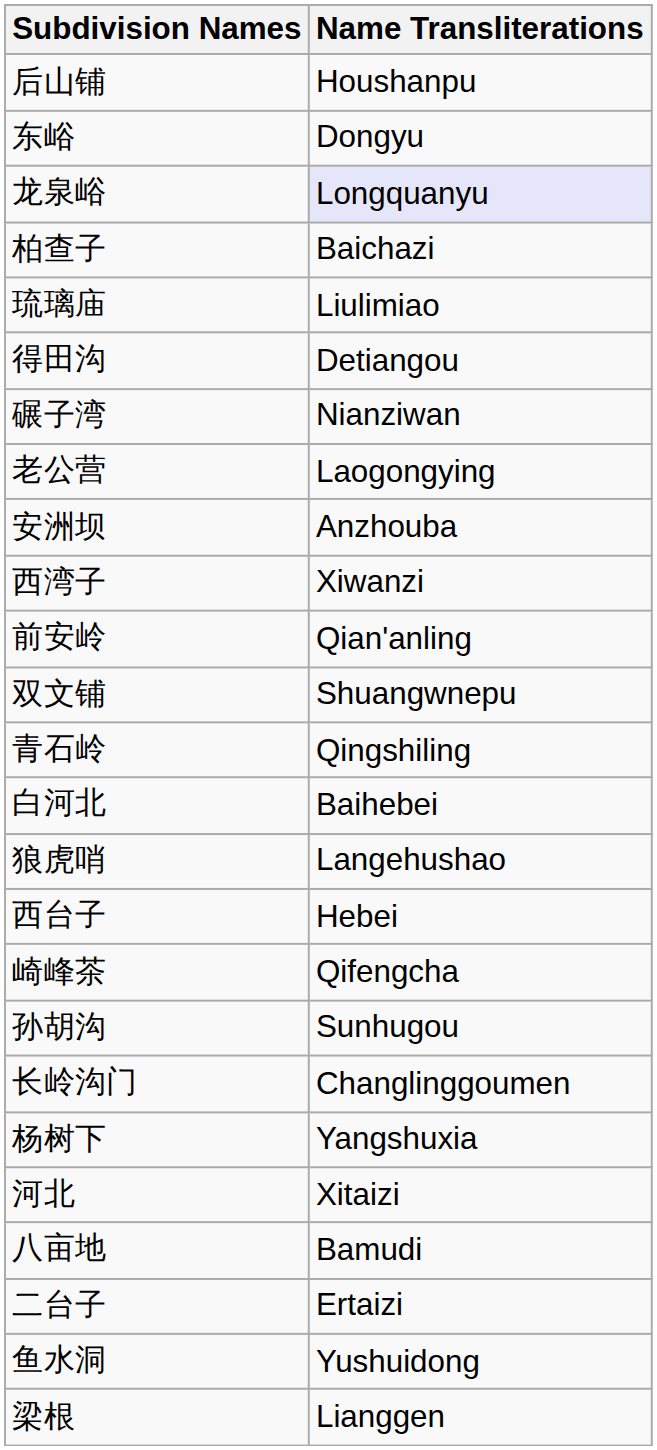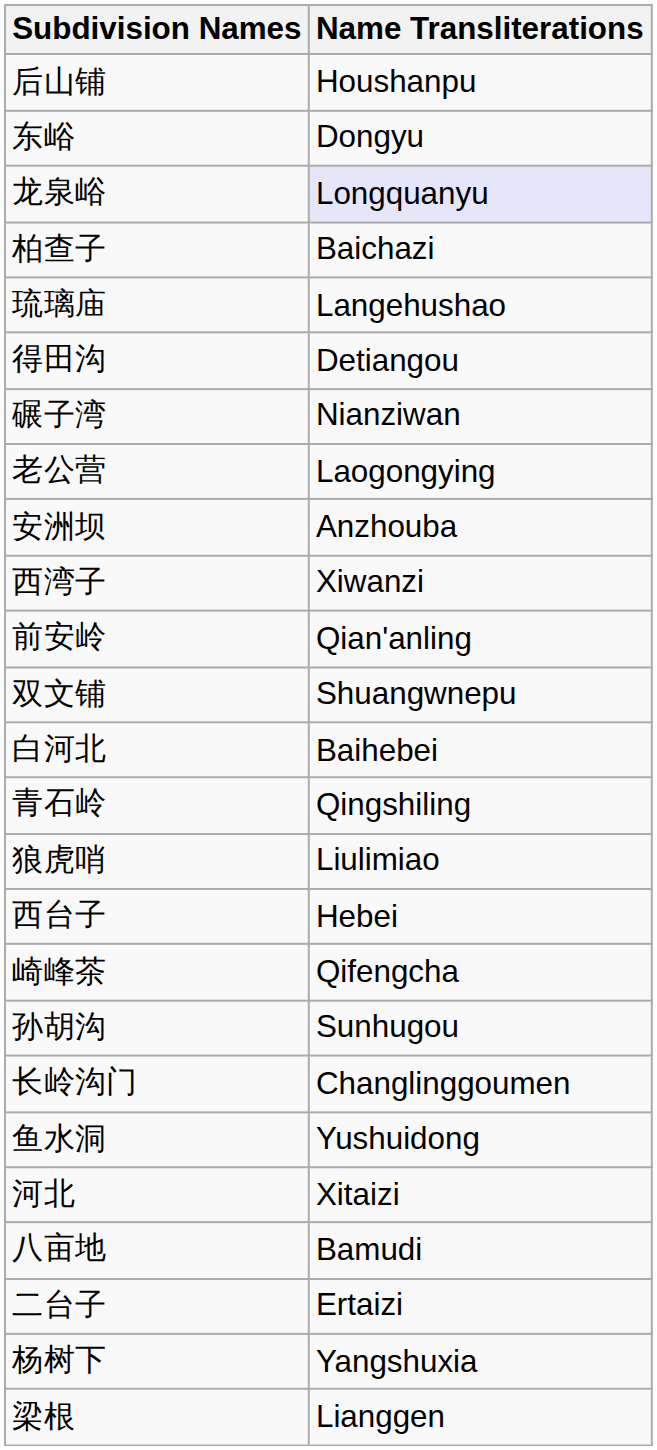(378, 304) Liulimiao -> (411, 304) Langehushao
rows swapped: (59, 748) <-> (59, 804)
(411, 860) Langehushao -> (378, 860) Liulimiao
rows swapped: (59, 1360) <-> (59, 1137)
